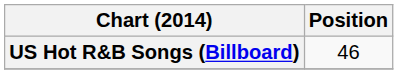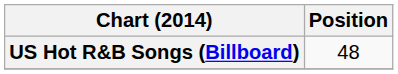(348, 52) 46 -> (348, 52) 48
